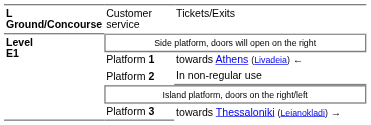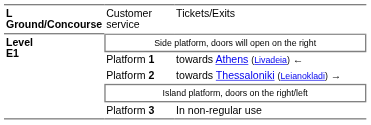(219, 76) In non-regular use -> (259, 76) towards Thessaloniki (Leianokladi) →
(259, 112) towards Thessaloniki (Leianokladi) → -> (219, 110) In non-regular use
